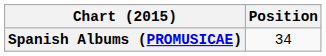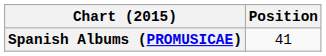(283, 40) 34 -> (283, 40) 41
